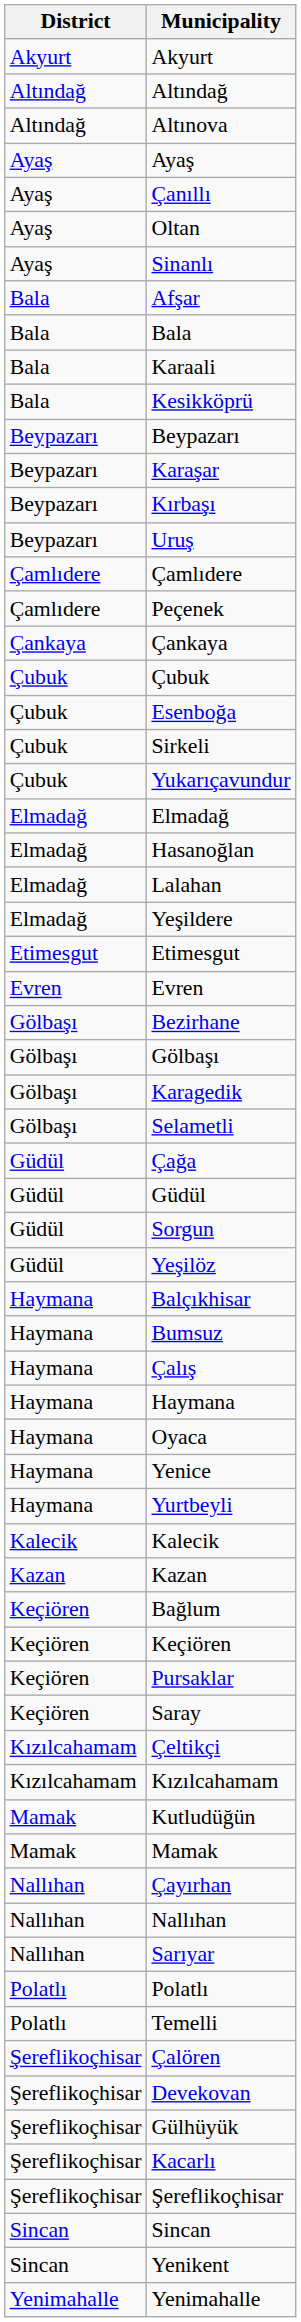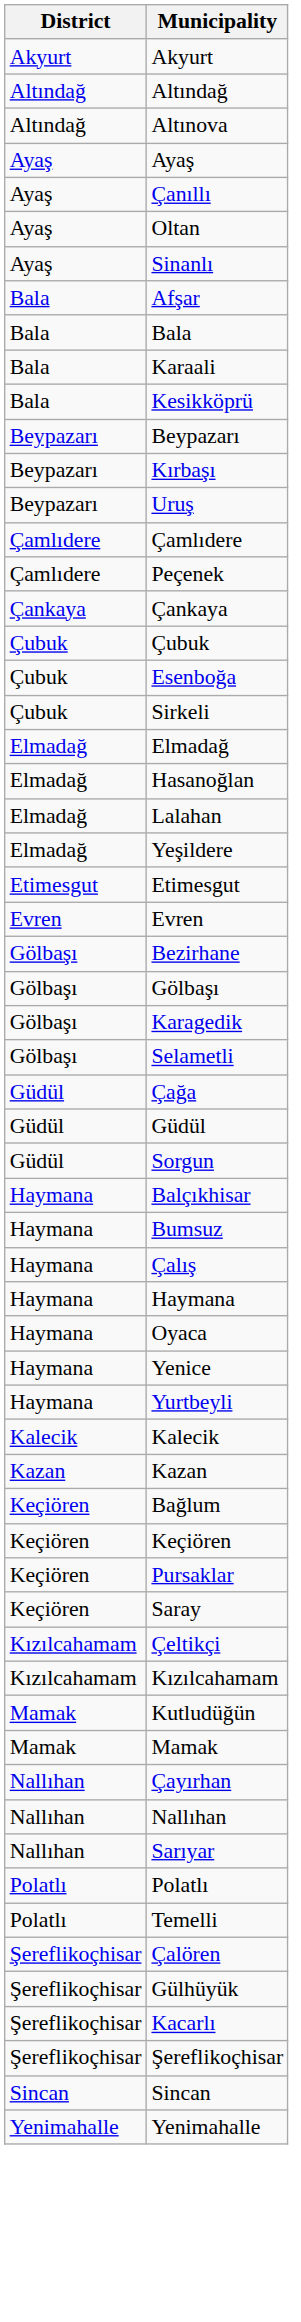- row: (185, 470)
- row: (221, 780)
- row: (184, 1264)
- row: (201, 2092)
- row: (190, 2264)
